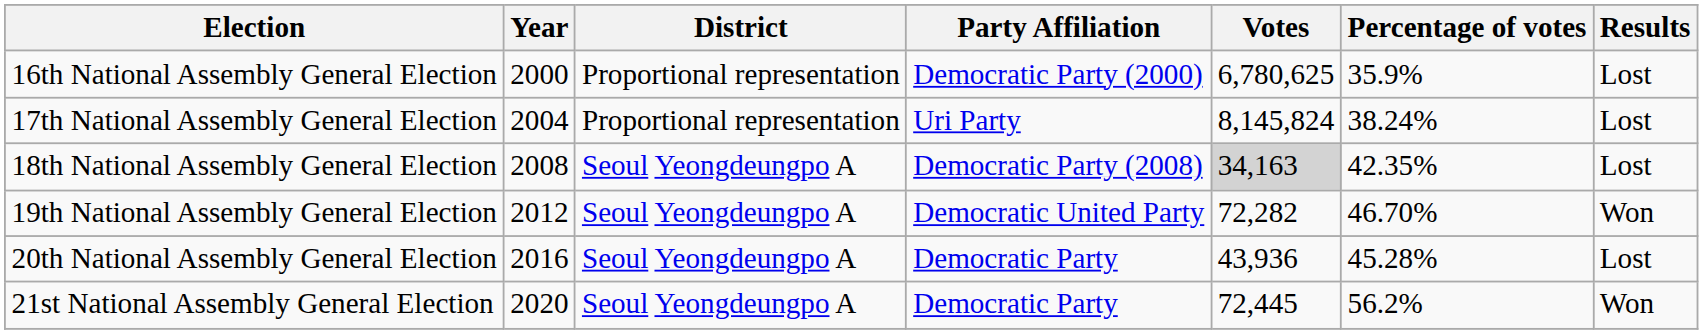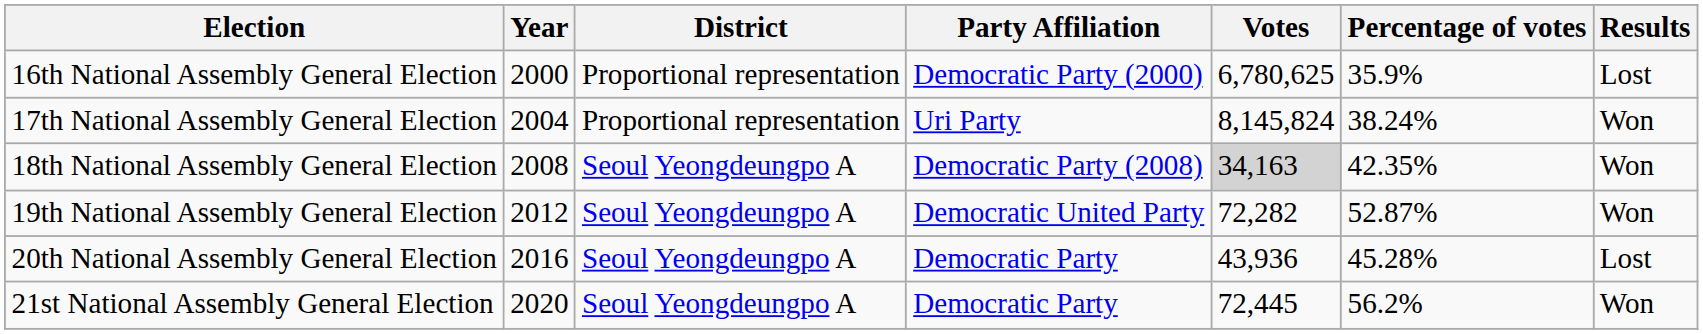(1626, 119) Lost -> (1627, 119) Won
(1626, 166) Lost -> (1627, 166) Won
(1393, 212) 46.70% -> (1393, 212) 52.87%
